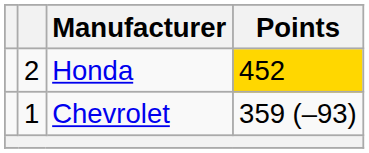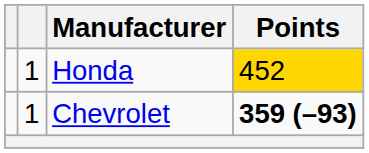(32, 70) 2 -> (32, 70) 1
(298, 114) normal -> (298, 114) bold
